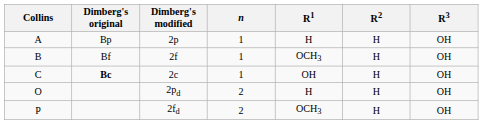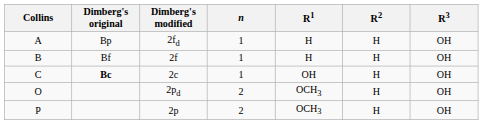(173, 39) 2p -> (173, 41) 2fd
(309, 57) OCH3 -> (309, 58) H
(309, 91) H -> (309, 91) OCH3
(173, 110) 2fd -> (173, 110) 2p
